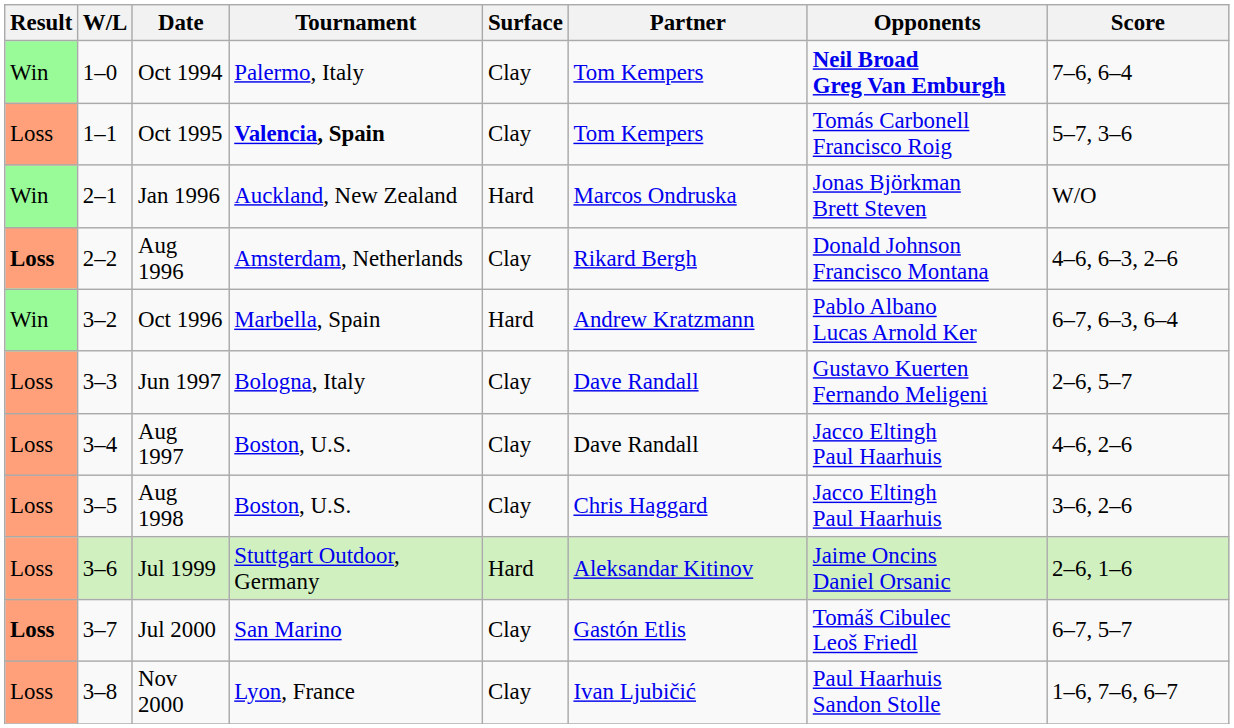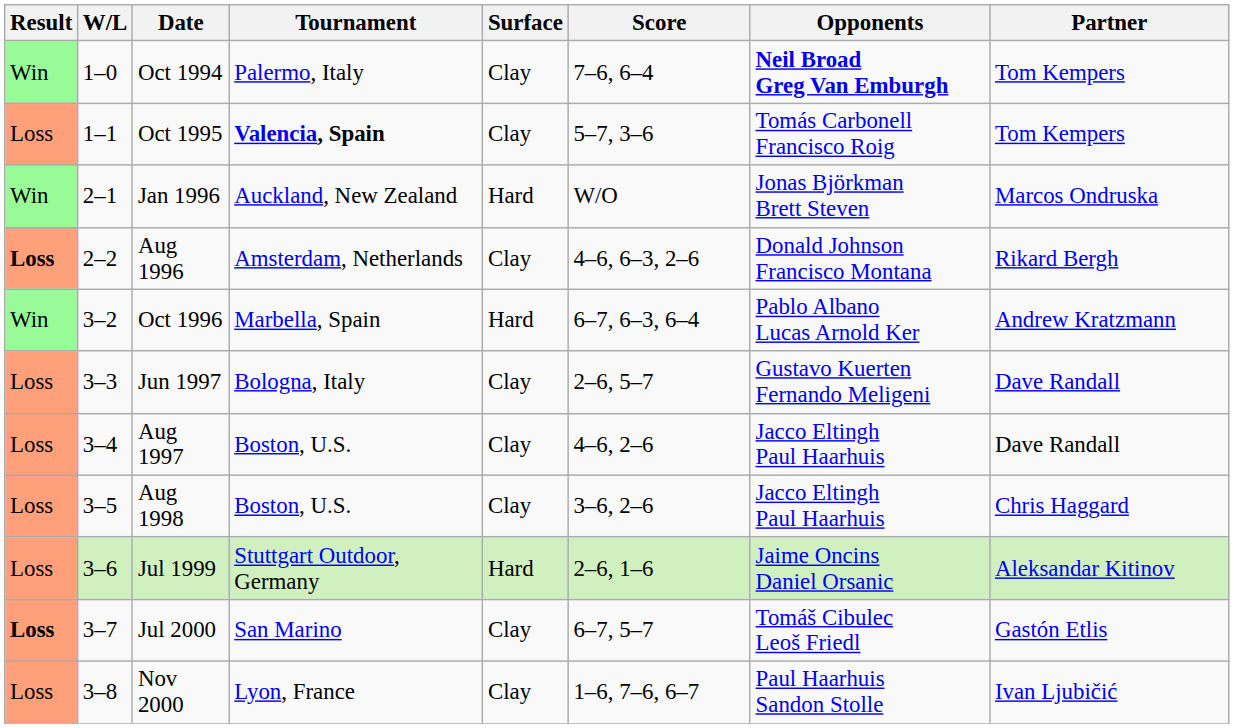columns swapped: (688, 22) <-> (1138, 22)
